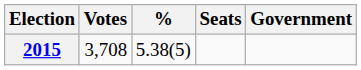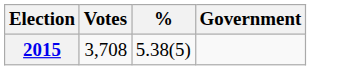- column: (221, 19)
